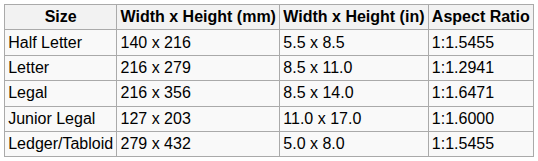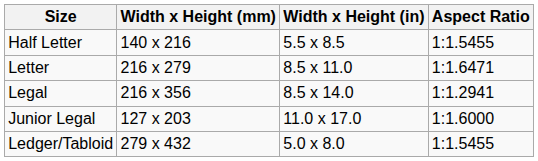(463, 67) 1:1.2941 -> (463, 67) 1:1.6471
(463, 93) 1:1.6471 -> (463, 93) 1:1.2941
